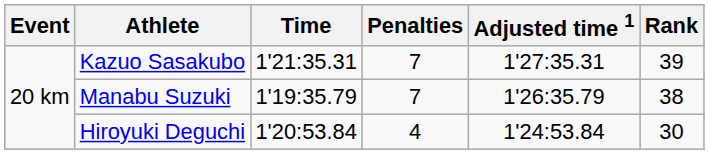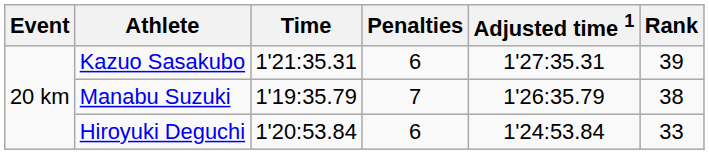(415, 63) 7 -> (415, 63) 6
(415, 132) 4 -> (415, 132) 6
(671, 132) 30 -> (671, 132) 33
